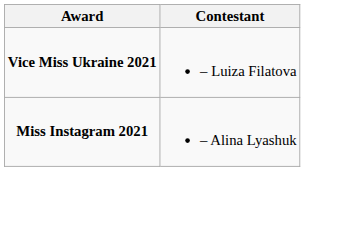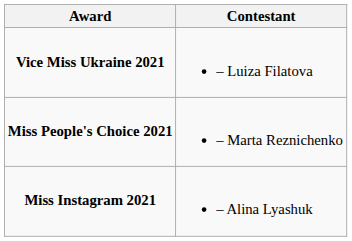+ row: (90, 131)
